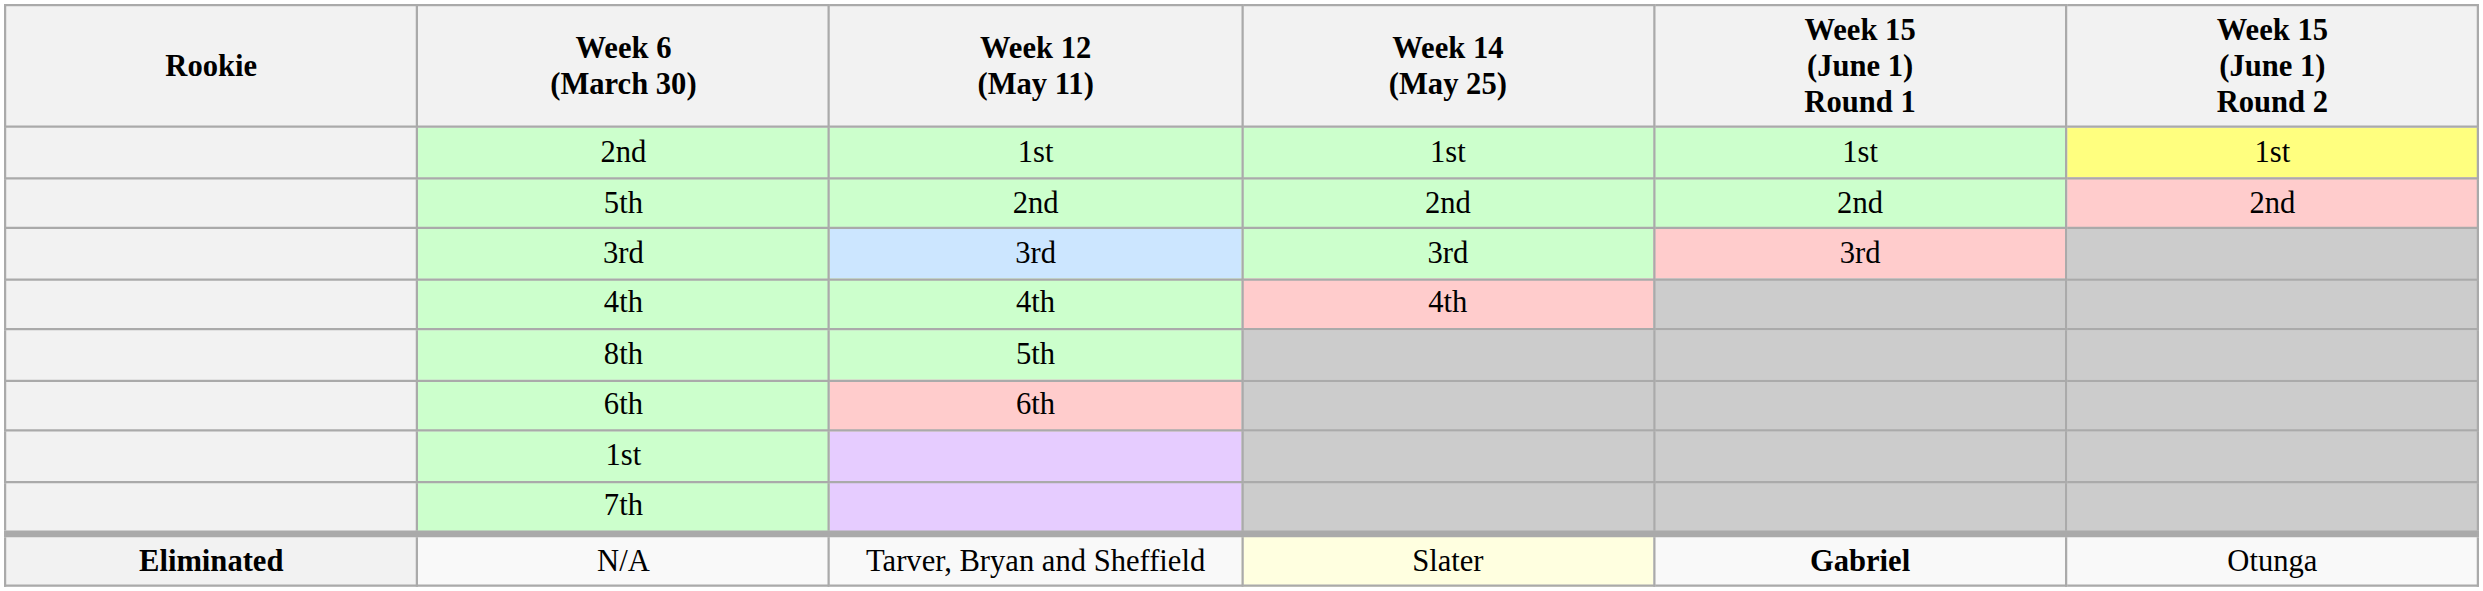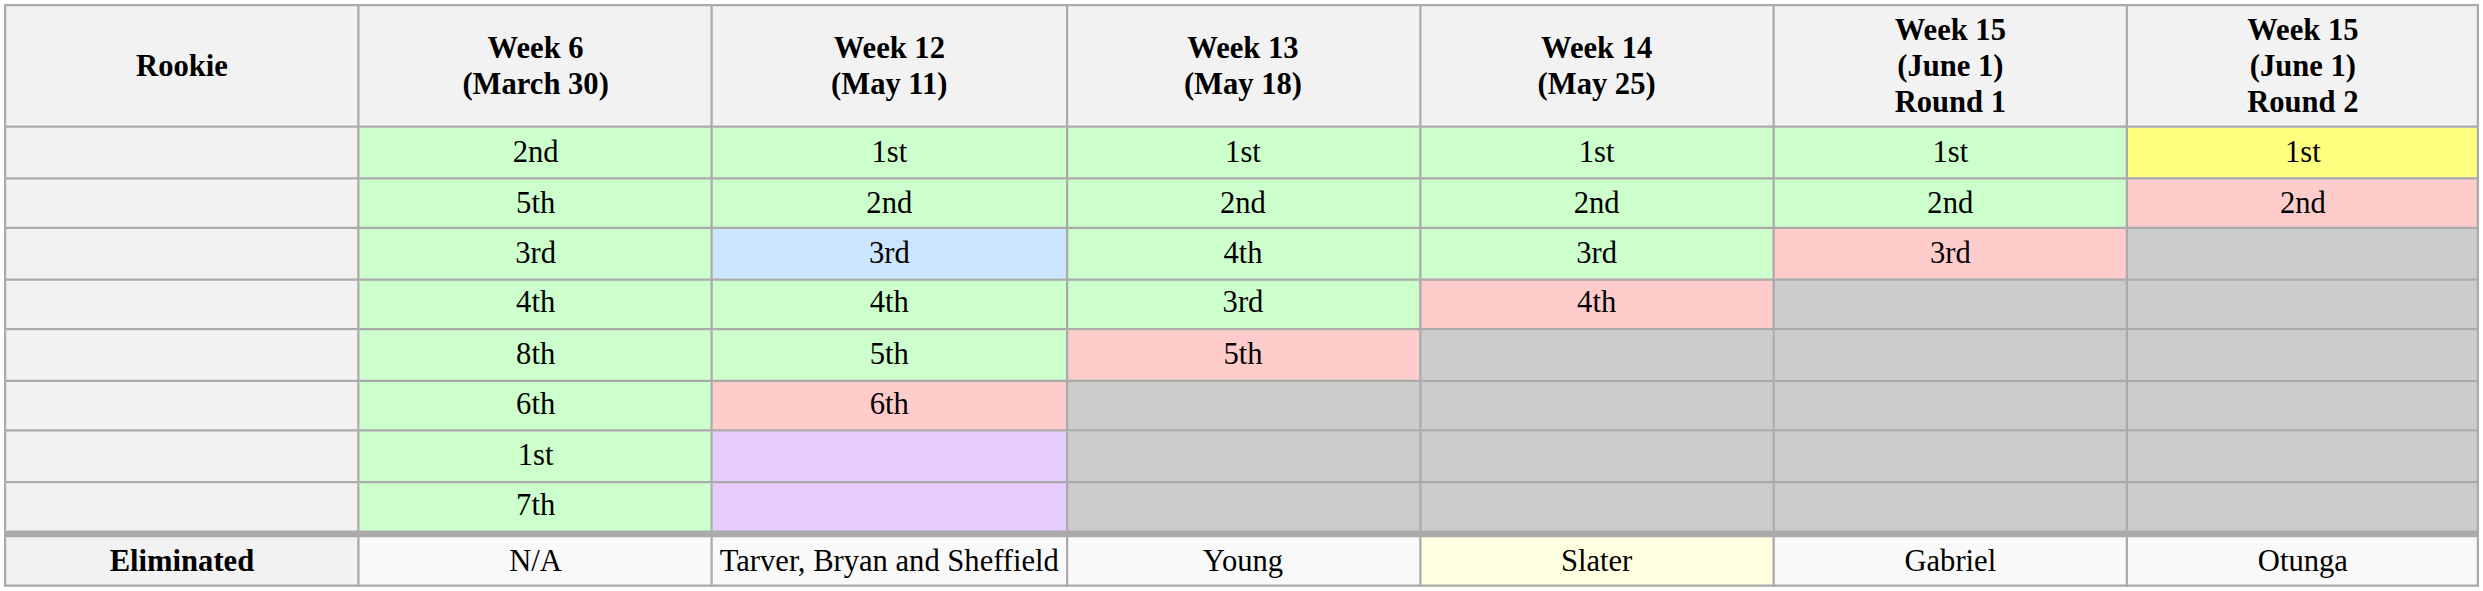+ column: (1243, 65)
(1860, 560) bold -> (1950, 560) normal
